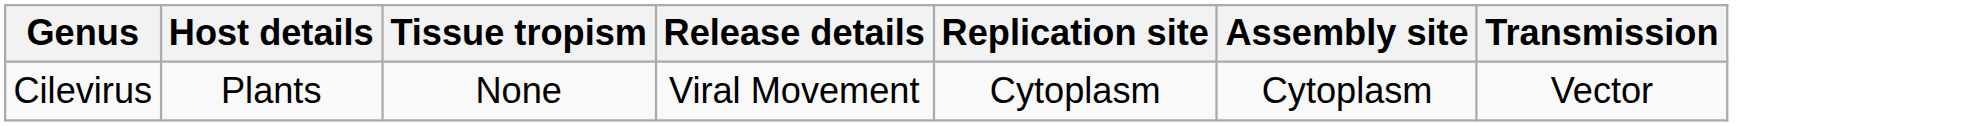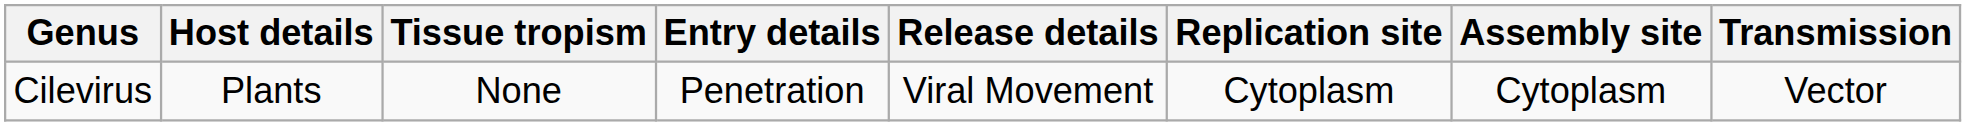+ column: (772, 33)
